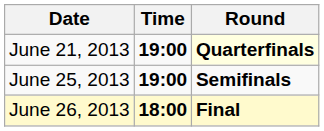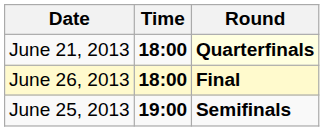(163, 49) 19:00 -> (163, 49) 18:00
rows swapped: (69, 79) <-> (69, 110)
